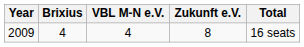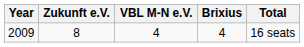columns swapped: (208, 13) <-> (62, 13)
